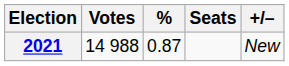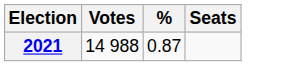- column: (262, 18)
